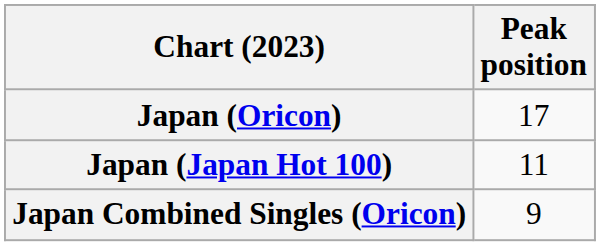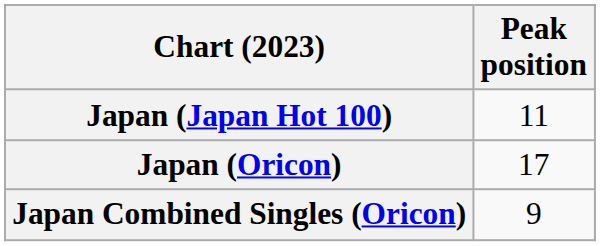rows swapped: (239, 164) <-> (239, 114)
